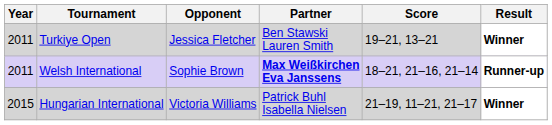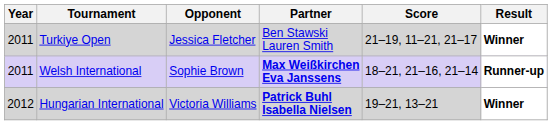(402, 40) 19–21, 13–21 -> (421, 40) 21–19, 11–21, 21–17
(21, 104) 2015 -> (21, 104) 2012
(304, 104) normal -> (307, 104) bold
(421, 104) 21–19, 11–21, 21–17 -> (402, 104) 19–21, 13–21
